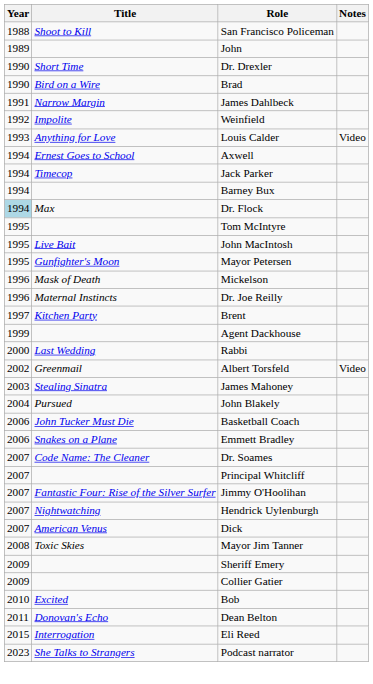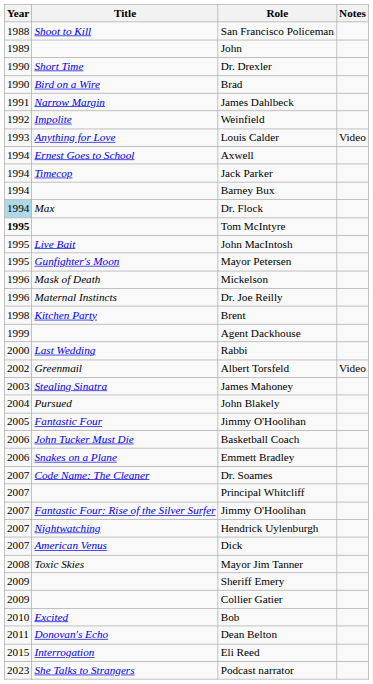(18, 226) normal -> (18, 226) bold
(18, 315) 1997 -> (18, 315) 1998
+ row: (68, 421)
